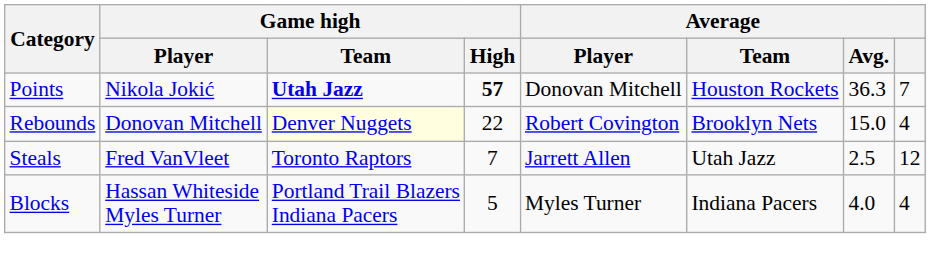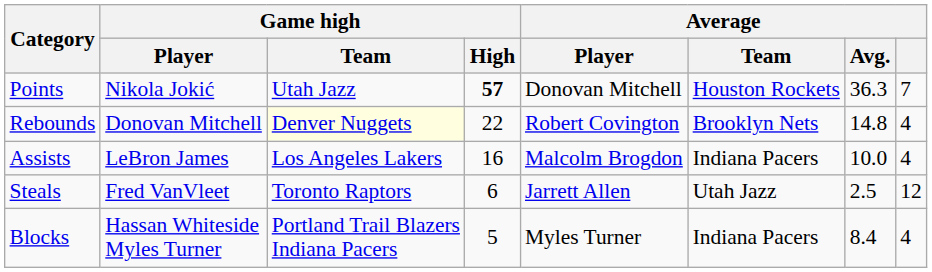(317, 89) bold -> (314, 89) normal
(867, 123) 15.0 -> (868, 123) 14.8
+ row: (40, 157)
(492, 157) 7 -> (492, 191) 6
(862, 203) 4.0 -> (863, 237) 8.4
